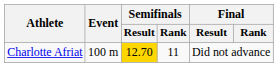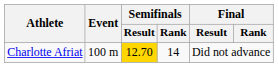(173, 53) 11 -> (173, 53) 14
